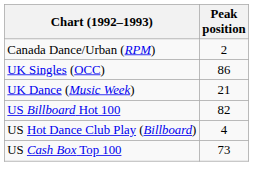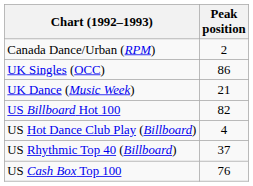+ row: (92, 150)
(224, 150) 73 -> (224, 171) 76
